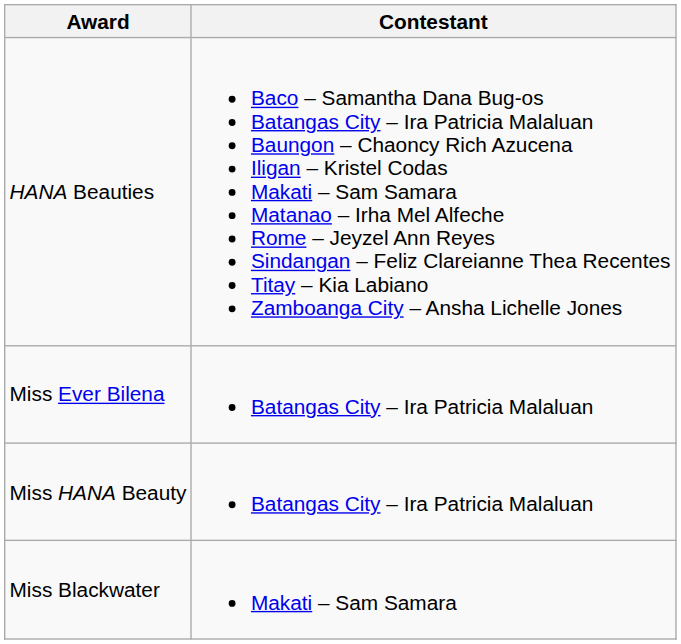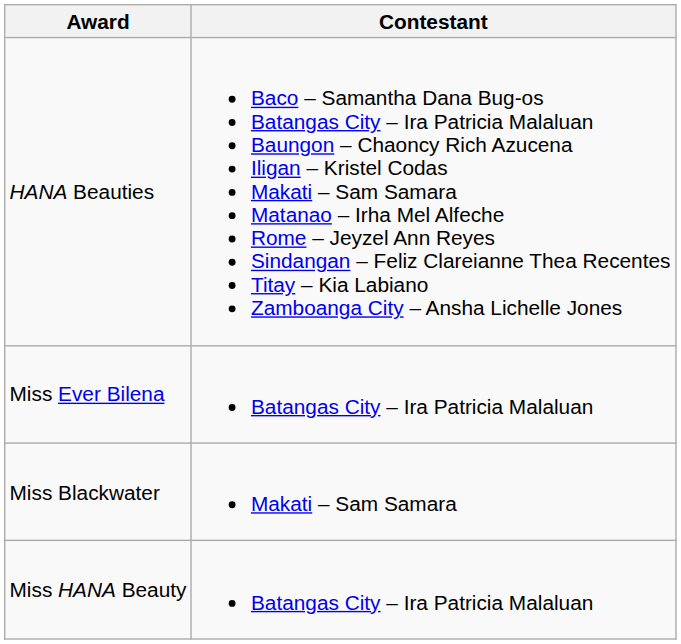rows swapped: (85, 590) <-> (98, 492)
